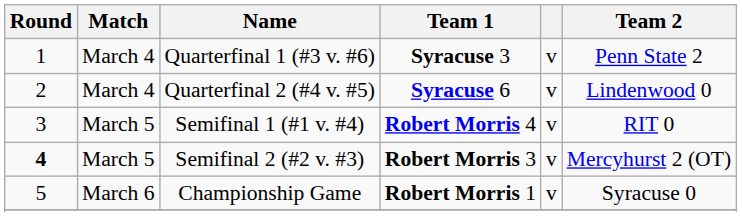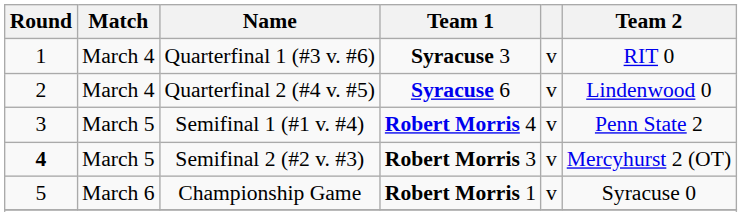(649, 55) Penn State 2 -> (649, 55) RIT 0
(649, 124) RIT 0 -> (649, 124) Penn State 2
